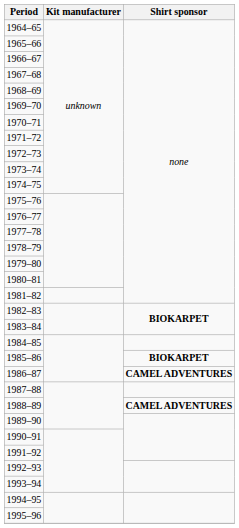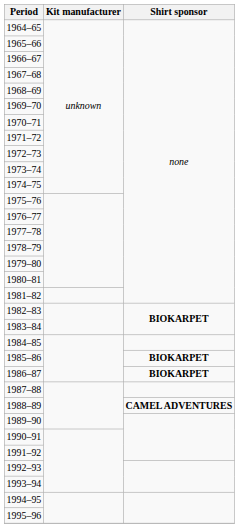(179, 374) CAMEL ADVENTURES -> (179, 374) BIOKARPET
